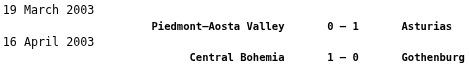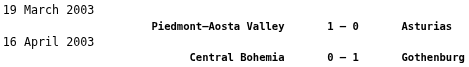(343, 26) 0 – 1 -> (343, 26) 1 – 0
(343, 58) 1 – 0 -> (343, 58) 0 – 1
